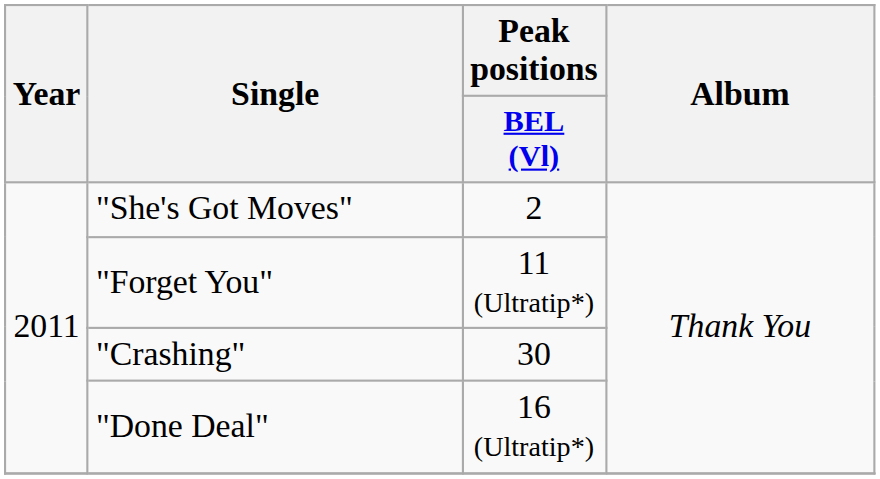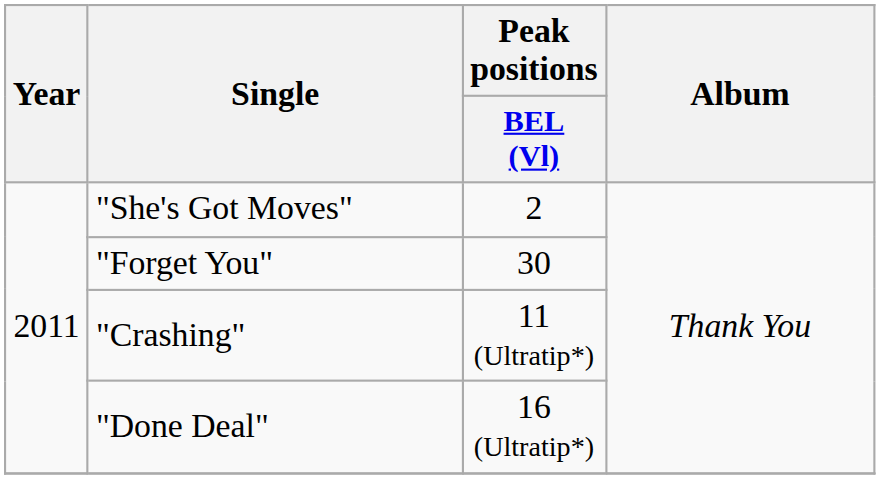(534, 281) 11 (Ultratip*) -> (534, 262) 30
(534, 353) 30 -> (534, 334) 11 (Ultratip*)
